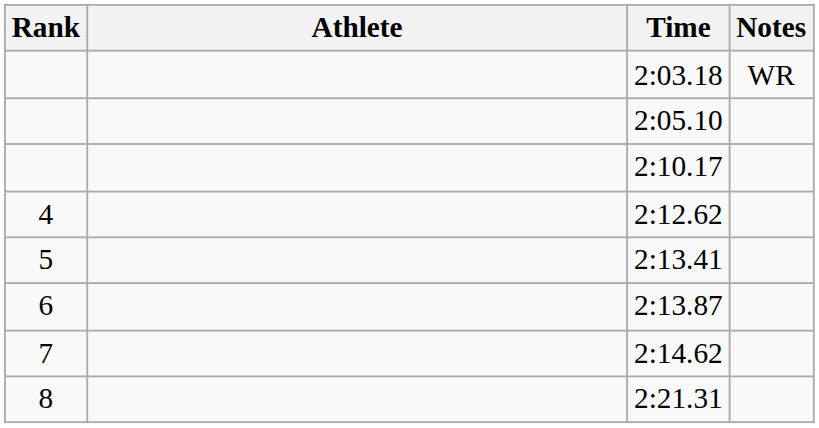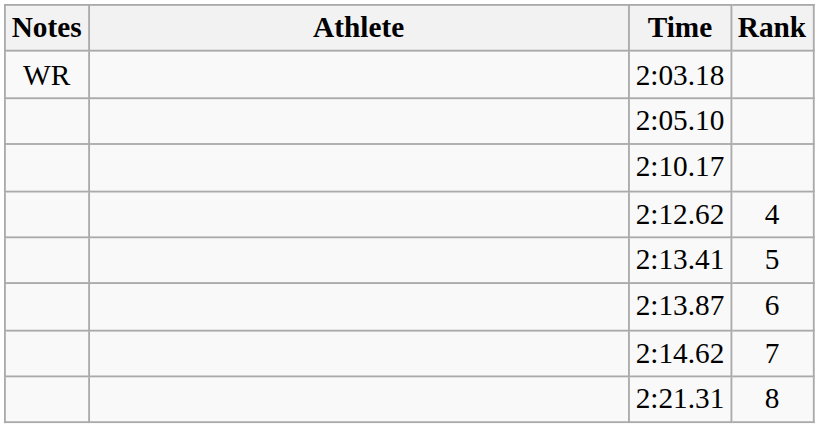columns swapped: (46, 27) <-> (771, 27)
